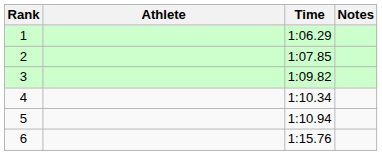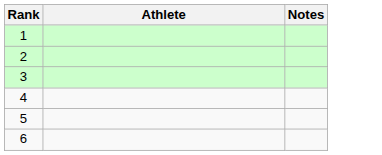- column: (310, 14)
